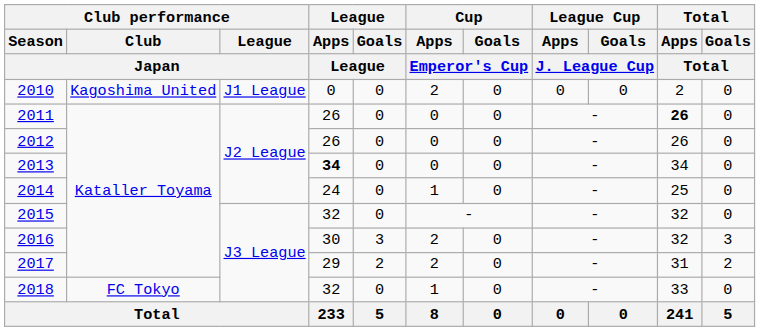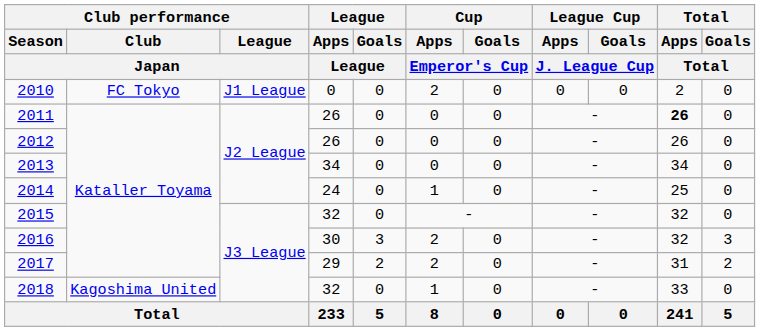(143, 91) Kagoshima United -> (143, 91) FC Tokyo
(331, 166) bold -> (331, 166) normal
(143, 290) FC Tokyo -> (143, 290) Kagoshima United
